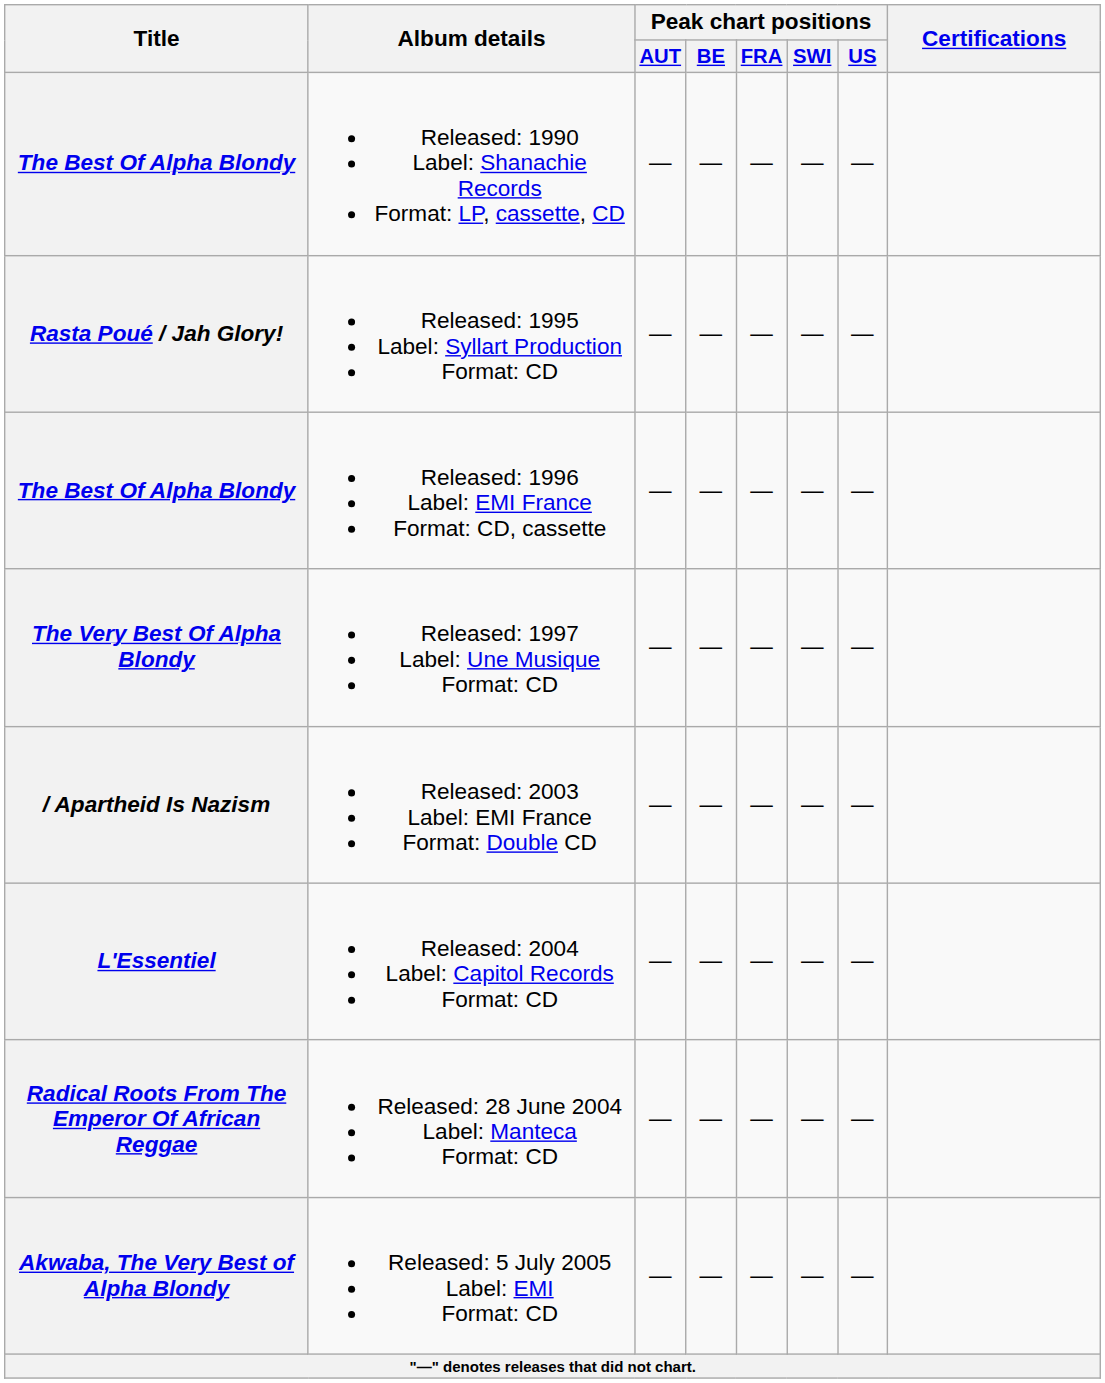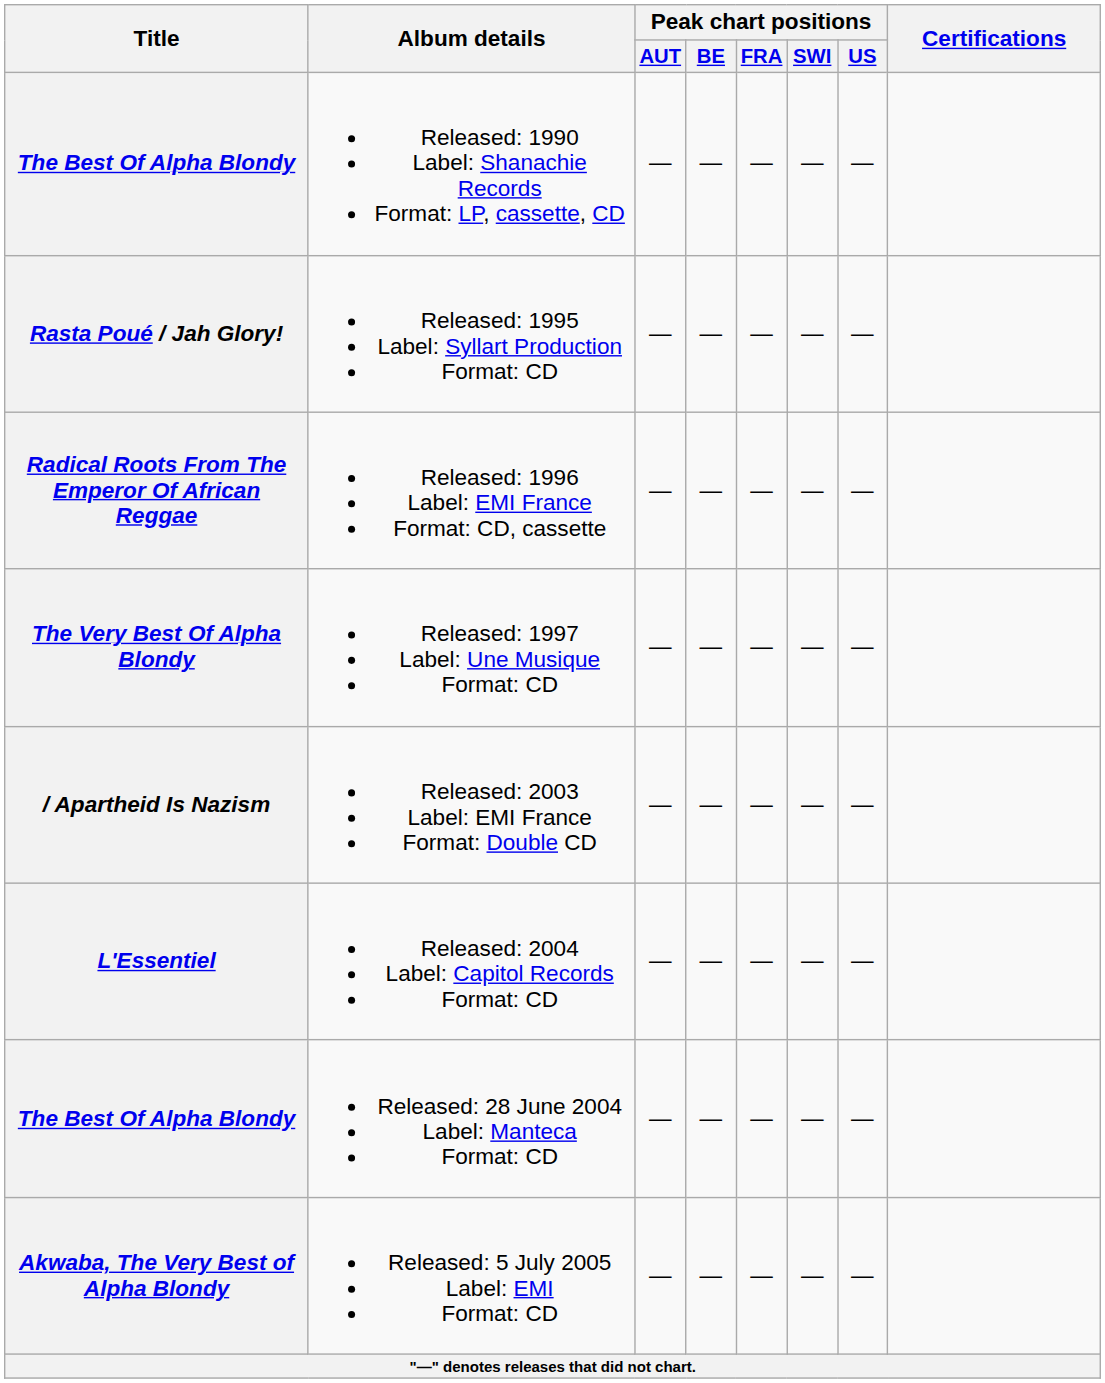(157, 490) The Best Of Alpha Blondy -> (157, 490) Radical Roots From The Emperor Of African Reggae
(157, 1118) Radical Roots From The Emperor Of African Reggae -> (157, 1118) The Best Of Alpha Blondy
